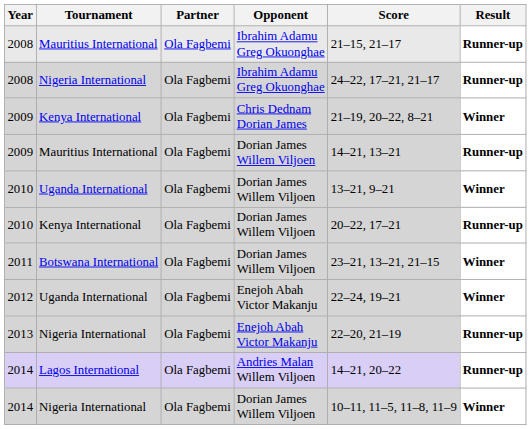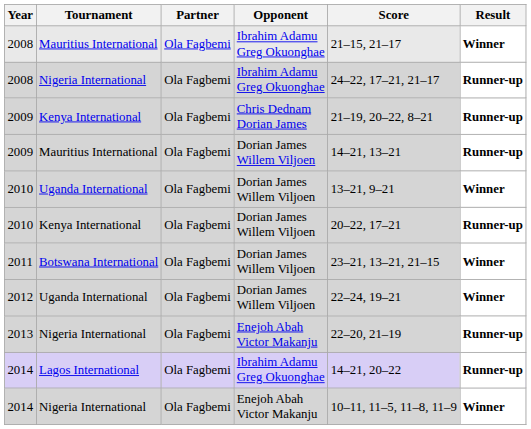(493, 44) Runner-up -> (484, 44) Winner
(484, 116) Winner -> (493, 116) Runner-up
(277, 298) Enejoh Abah Victor Makanju -> (276, 298) Dorian James Willem Viljoen
(276, 370) Andries Malan Willem Viljoen -> (281, 370) Ibrahim Adamu Greg Okuonghae
(276, 406) Dorian James Willem Viljoen -> (277, 406) Enejoh Abah Victor Makanju
